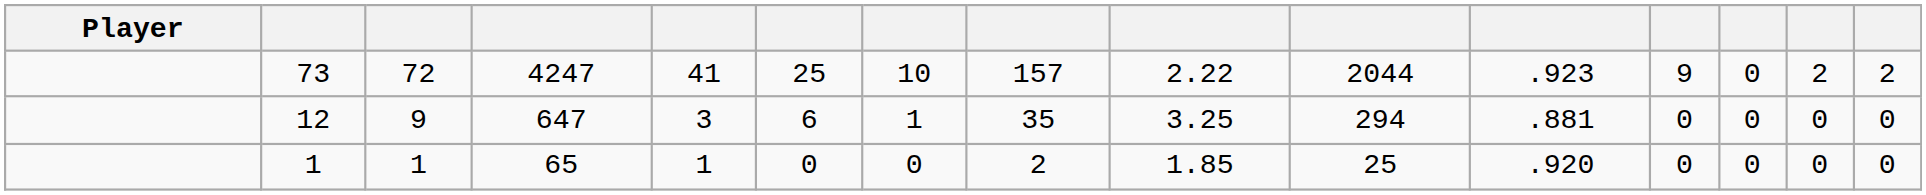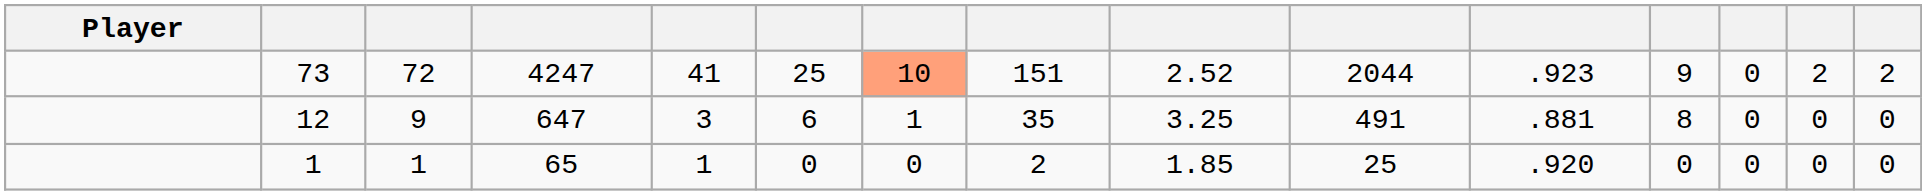(914, 74) no background -> (914, 74) lightsalmon background
(1038, 74) 157 -> (1038, 74) 151
(1200, 74) 2.22 -> (1200, 74) 2.52
(1380, 120) 294 -> (1380, 120) 491
(1685, 120) 0 -> (1685, 120) 8
